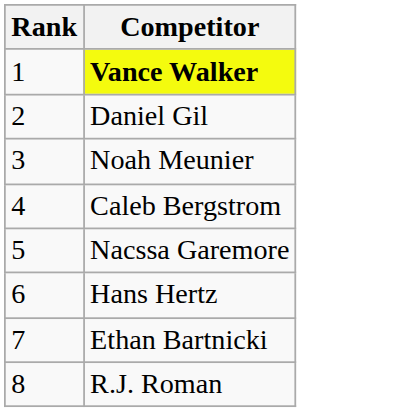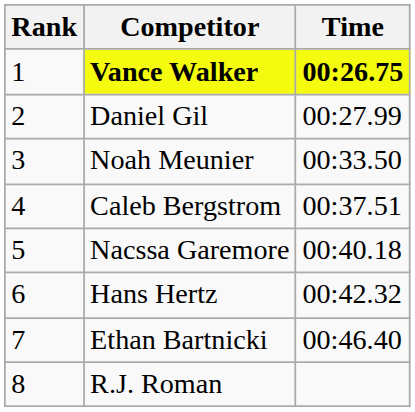+ column: (353, 26)
